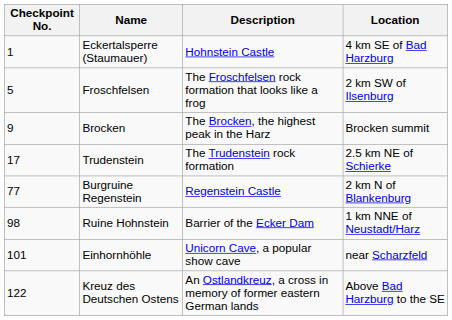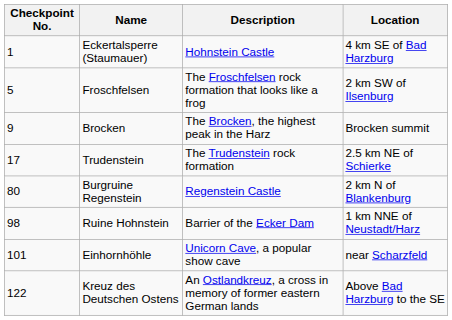(14, 191) 77 -> (14, 191) 80
